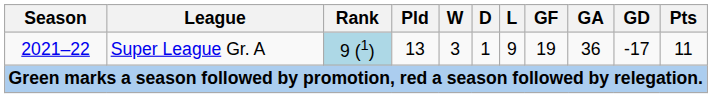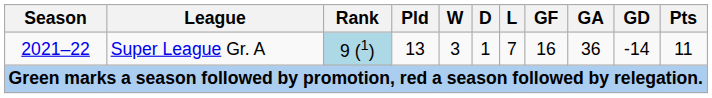(512, 48) 9 -> (512, 48) 7
(546, 48) 19 -> (546, 48) 16
(637, 48) -17 -> (637, 48) -14
